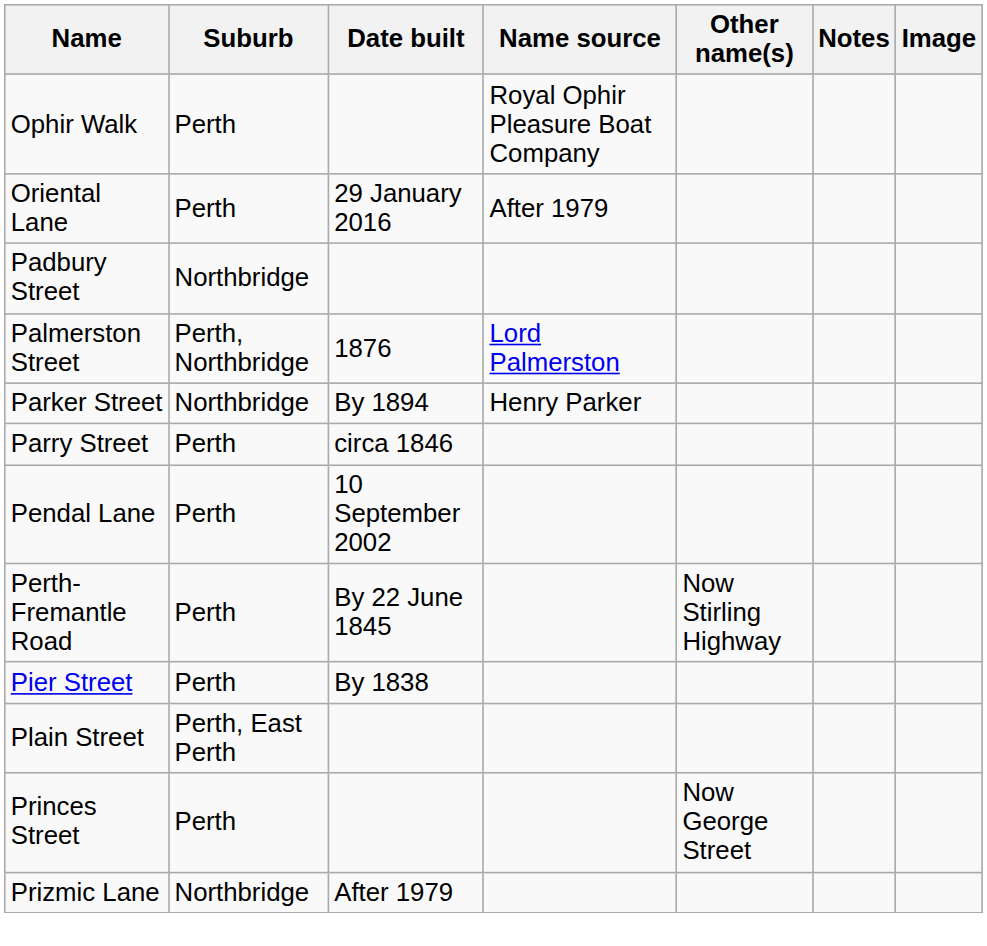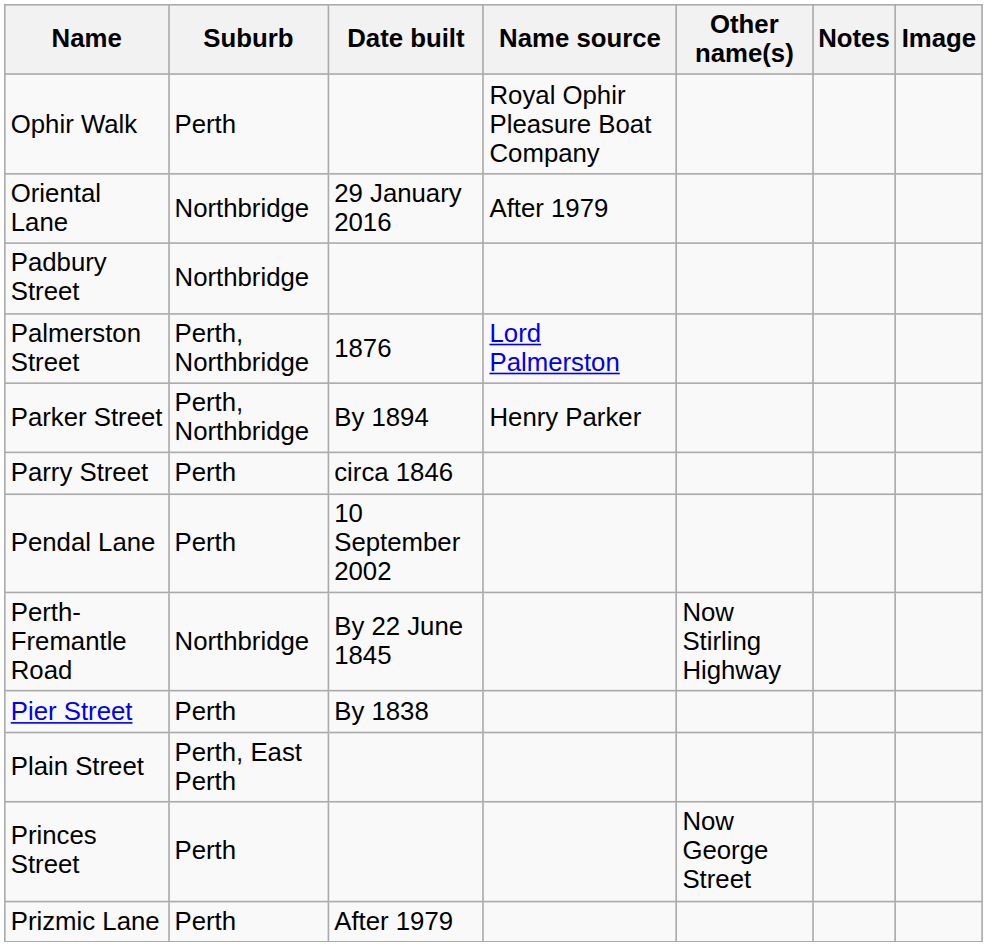(205, 208) Perth -> (242, 208) Northbridge
(242, 403) Northbridge -> (242, 417) Perth, Northbridge
(205, 612) Perth -> (242, 641) Northbridge
(242, 891) Northbridge -> (205, 920) Perth
